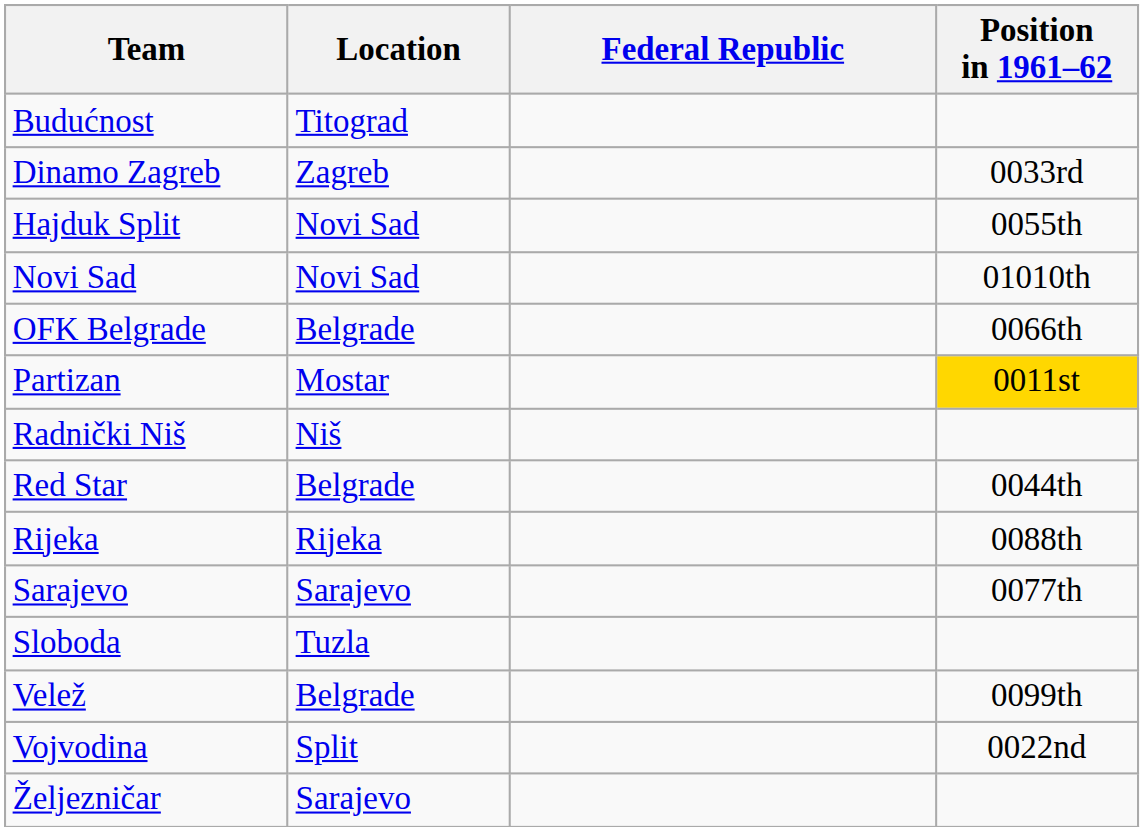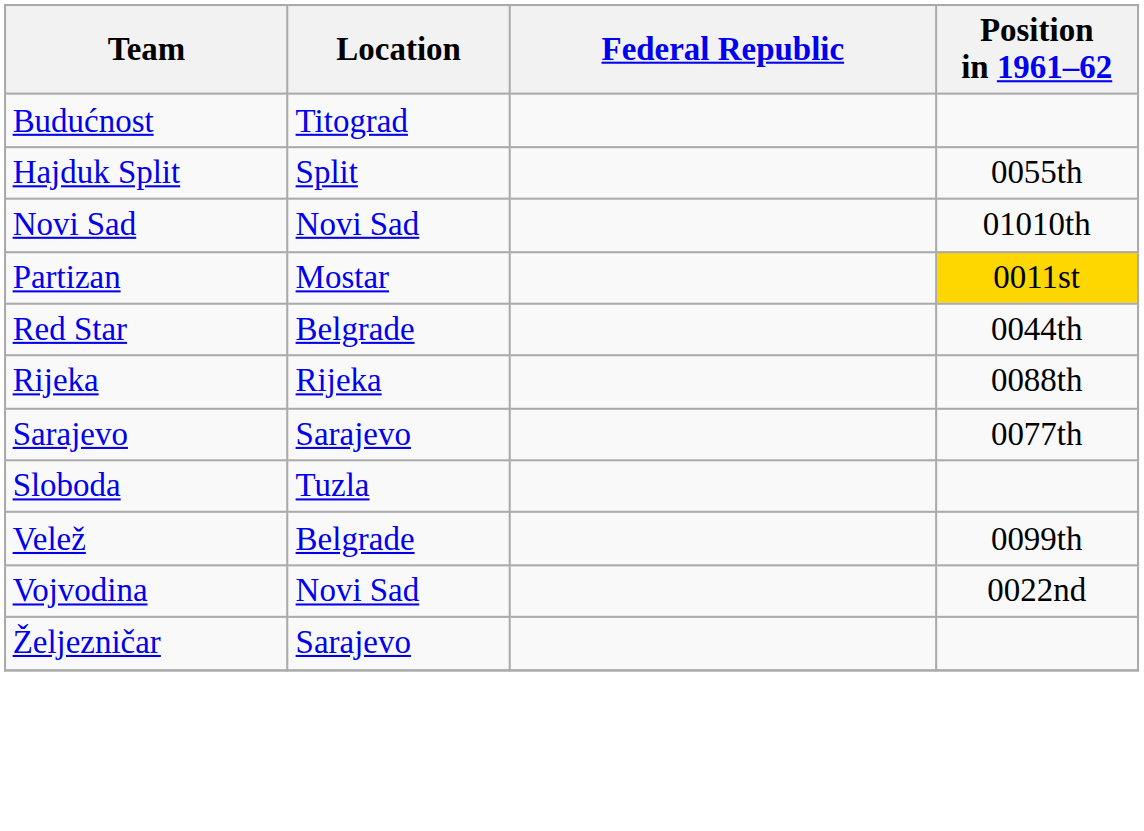- row: (117, 172)
(357, 224) Novi Sad -> (327, 172) Split
- row: (109, 329)
- row: (99, 433)
(327, 747) Split -> (357, 590) Novi Sad
